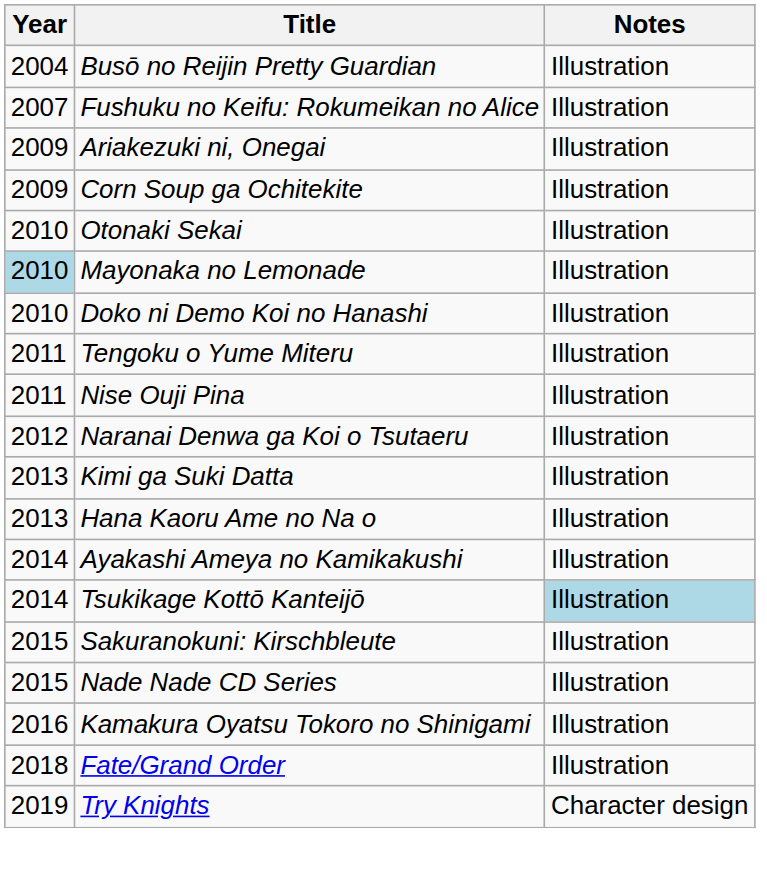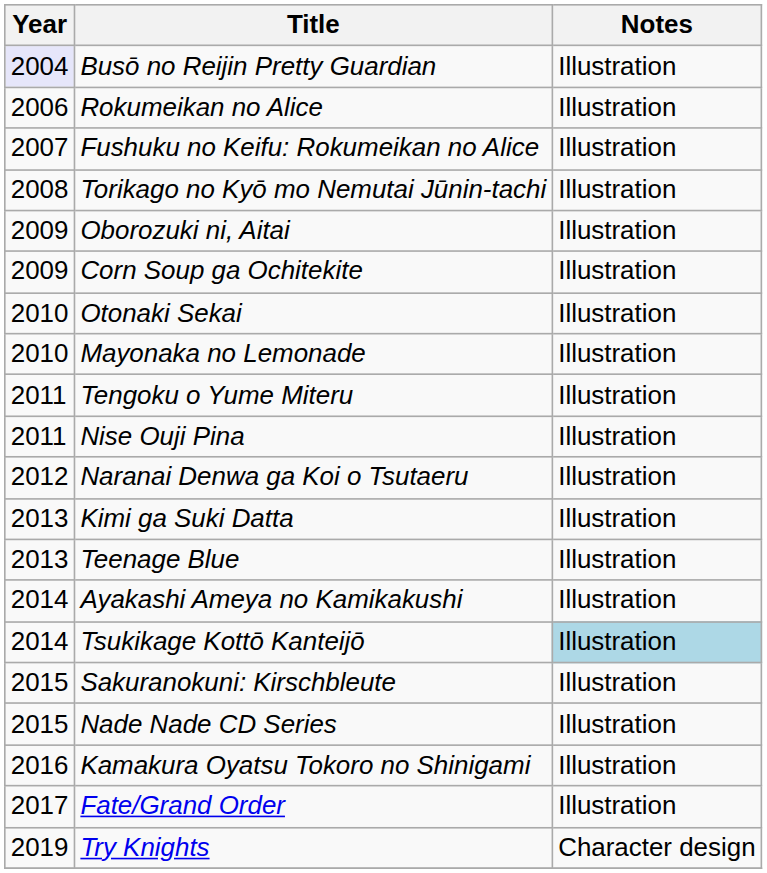(40, 66) no background -> (40, 66) lavender background
+ row: (202, 107)
+ row: (313, 189)
+ row: (185, 230)
- row: (203, 148)
(40, 271) lightblue background -> (40, 353) no background
- row: (254, 312)
- row: (228, 518)
+ row: (160, 559)
(40, 764) 2018 -> (40, 806) 2017
